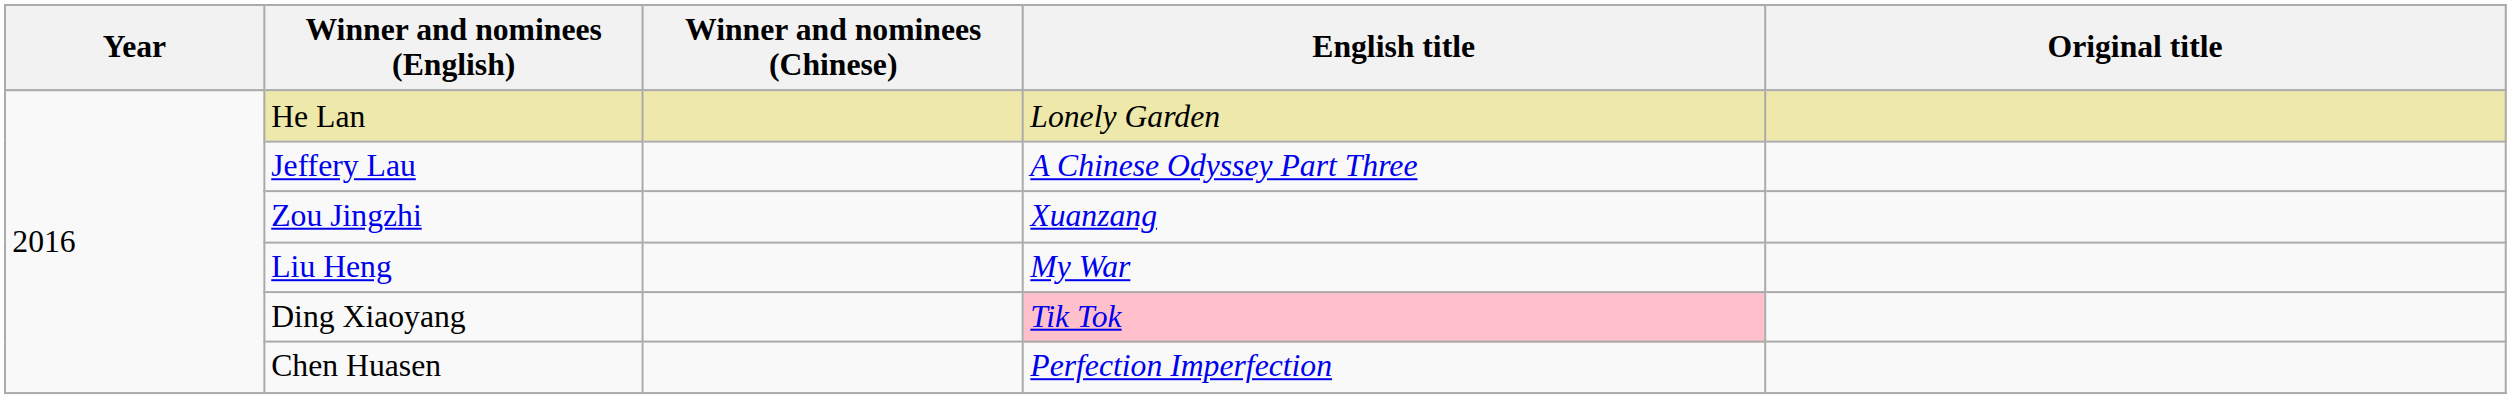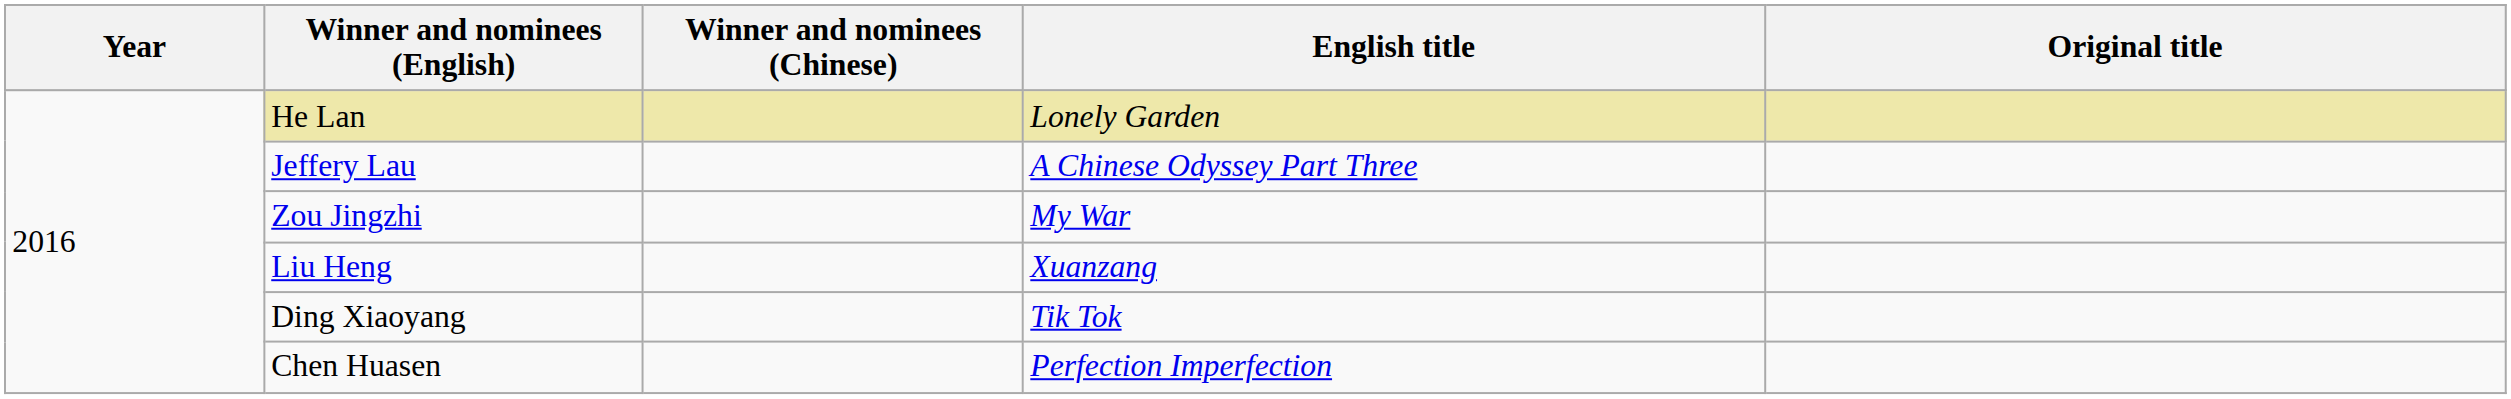(1094, 215) Xuanzang -> (1080, 215) My War
(1080, 266) My War -> (1094, 266) Xuanzang
(1076, 316) pink background -> (1076, 316) no background
